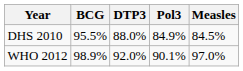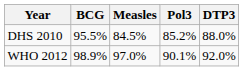columns swapped: (130, 14) <-> (214, 14)
(169, 35) 84.9% -> (180, 35) 85.2%
